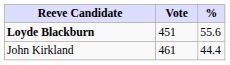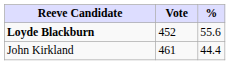(167, 32) 451 -> (167, 32) 452
